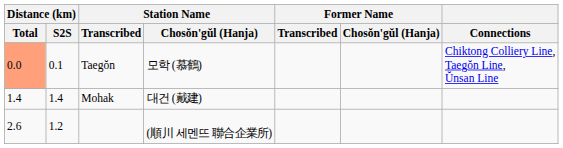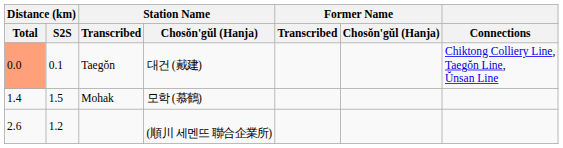(174, 65) 모학 (慕鶴) -> (174, 65) 대건 (戴建)
(56, 99) 1.4 -> (56, 99) 1.5
(174, 99) 대건 (戴建) -> (174, 99) 모학 (慕鶴)
